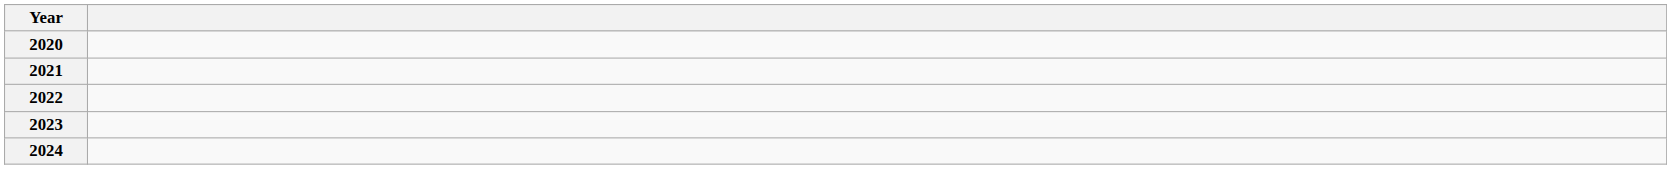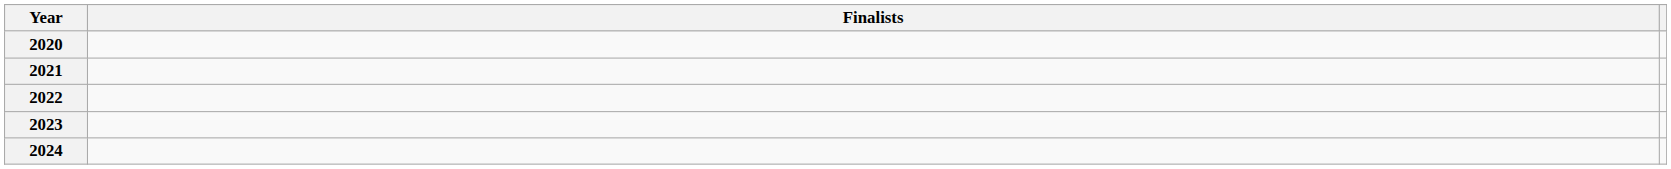+ column: (873, 17)
